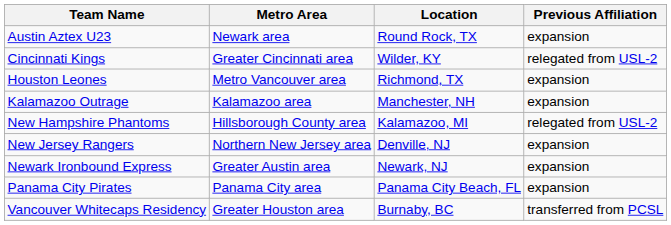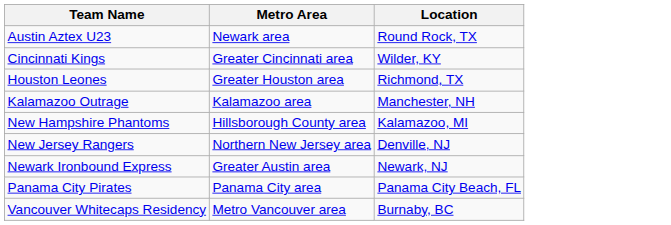- column: (595, 15)
(279, 79) Metro Vancouver area -> (278, 79) Greater Houston area
(278, 209) Greater Houston area -> (279, 209) Metro Vancouver area
